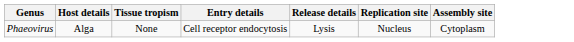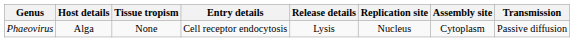+ column: (532, 12)
